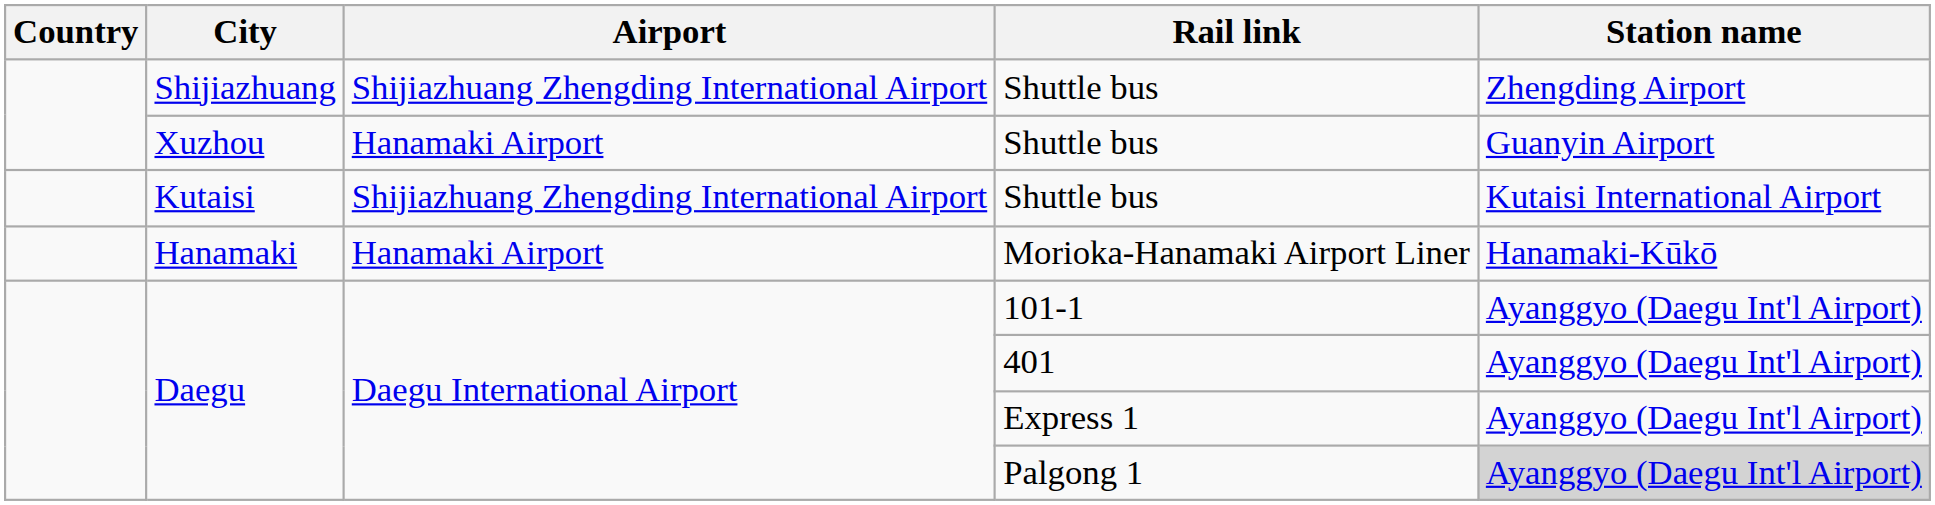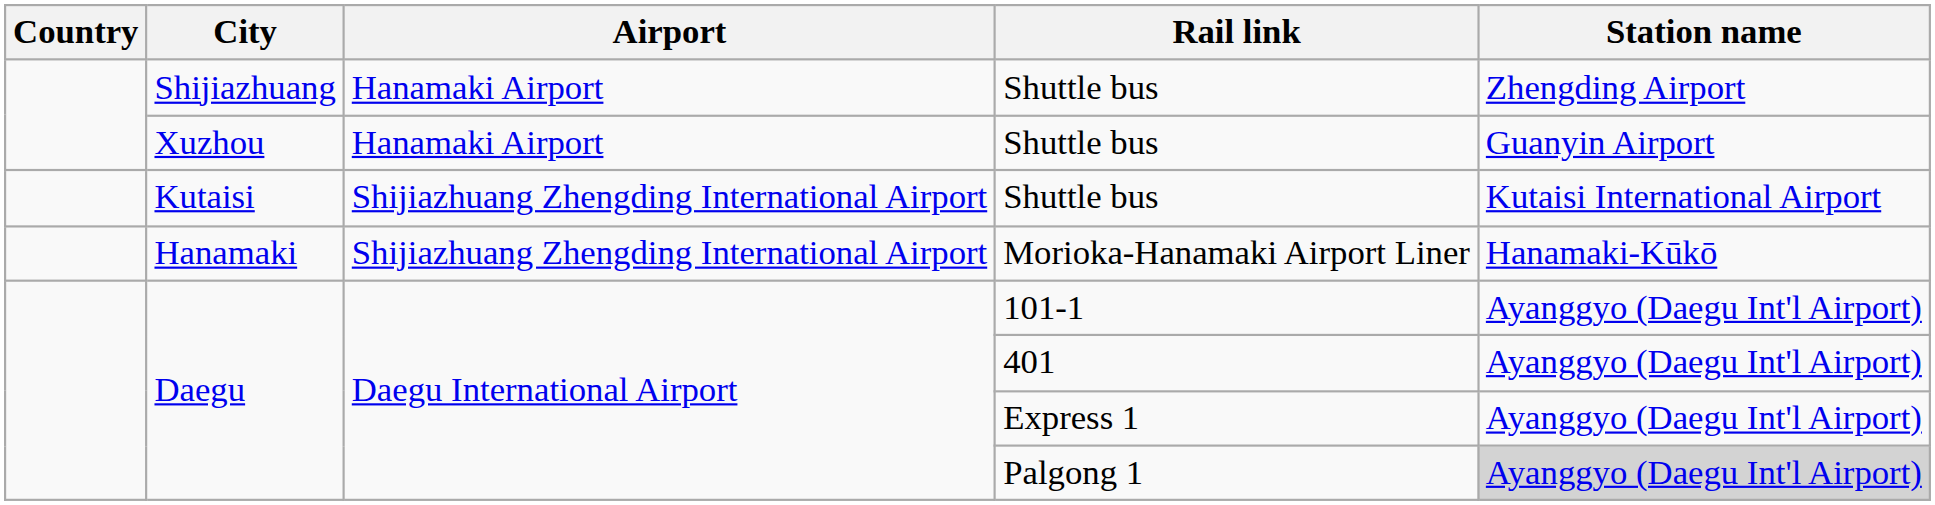(669, 87) Shijiazhuang Zhengding International Airport -> (478, 87) Hanamaki Airport
(478, 252) Hanamaki Airport -> (669, 252) Shijiazhuang Zhengding International Airport
